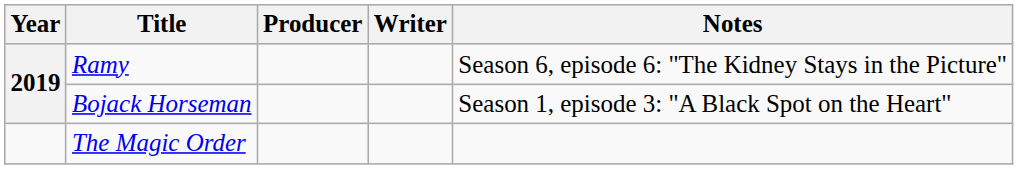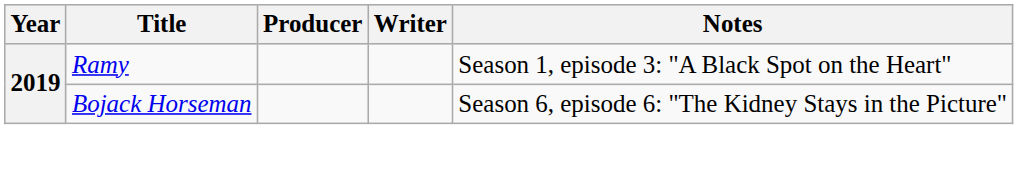(733, 63) Season 6, episode 6: "The Kidney Stays in the Picture" -> (705, 63) Season 1, episode 3: "A Black Spot on the Heart"
(705, 103) Season 1, episode 3: "A Black Spot on the Heart" -> (733, 103) Season 6, episode 6: "The Kidney Stays in the Picture"
- row: (159, 143)
